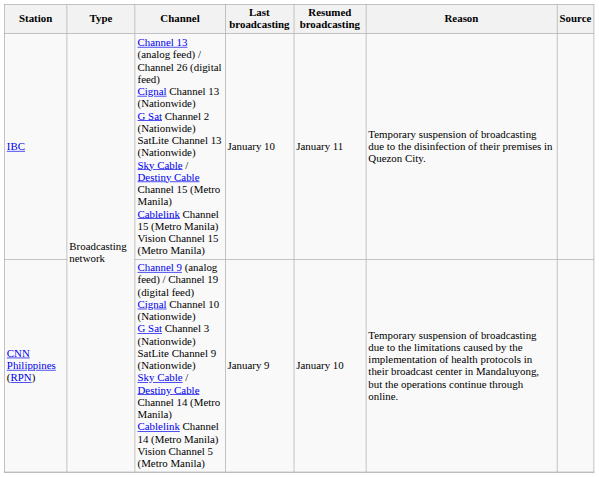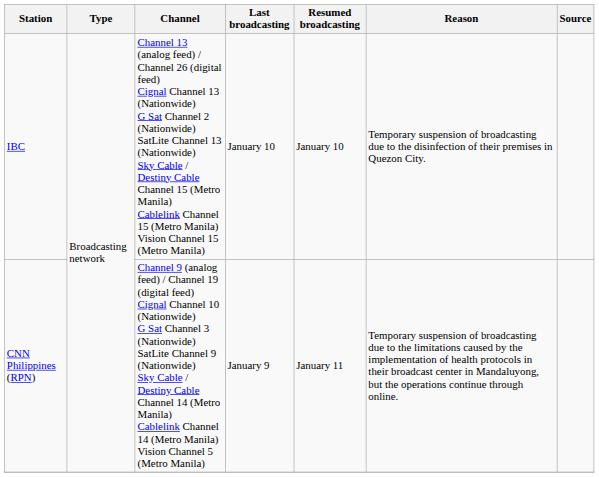(320, 146) January 11 -> (320, 146) January 10
(320, 365) January 10 -> (320, 365) January 11
